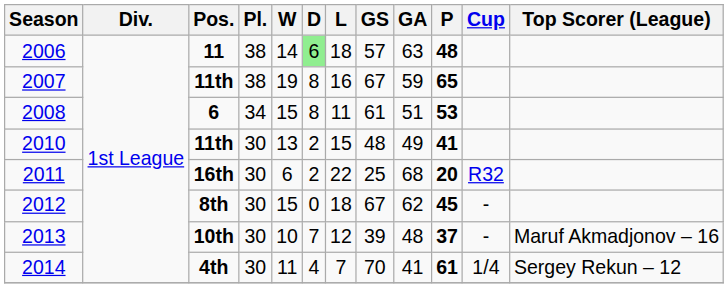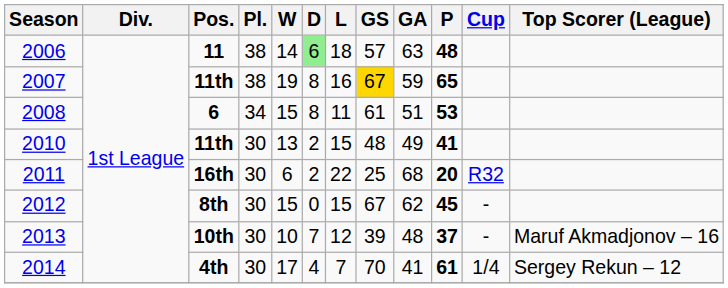(375, 81) no background -> (375, 81) gold background
(341, 205) 18 -> (341, 205) 15
(287, 267) 11 -> (287, 267) 17
